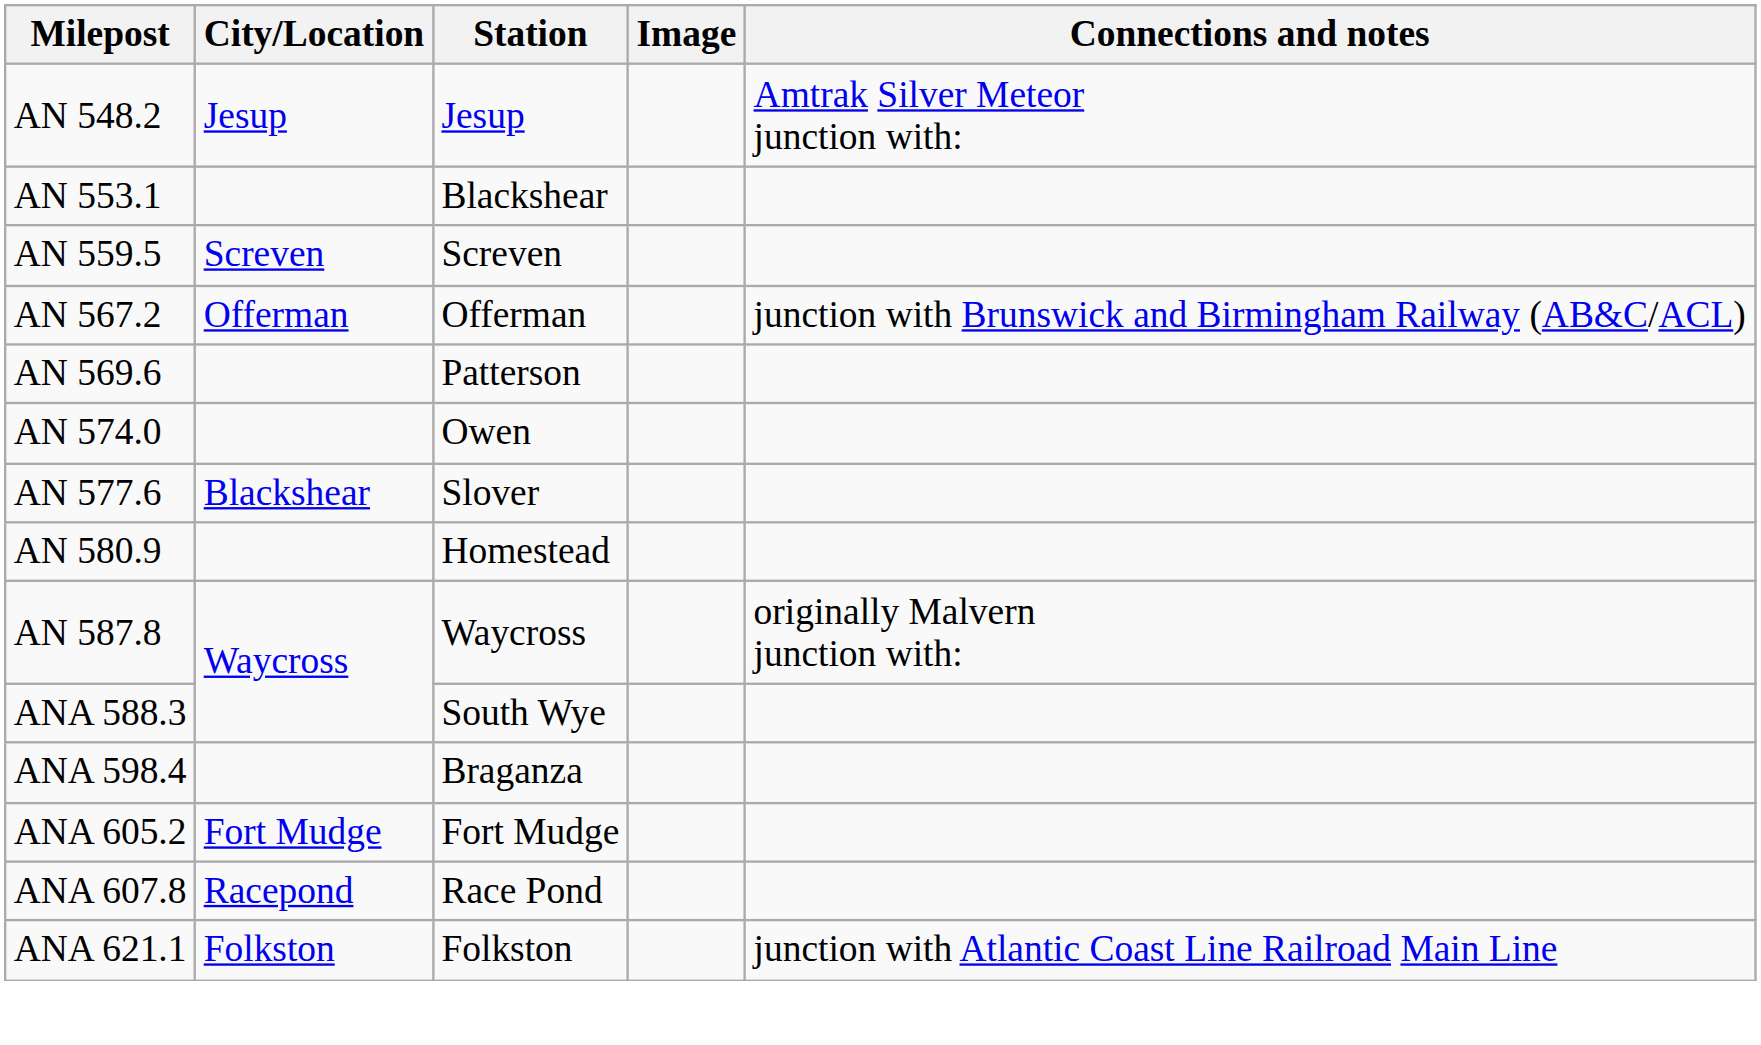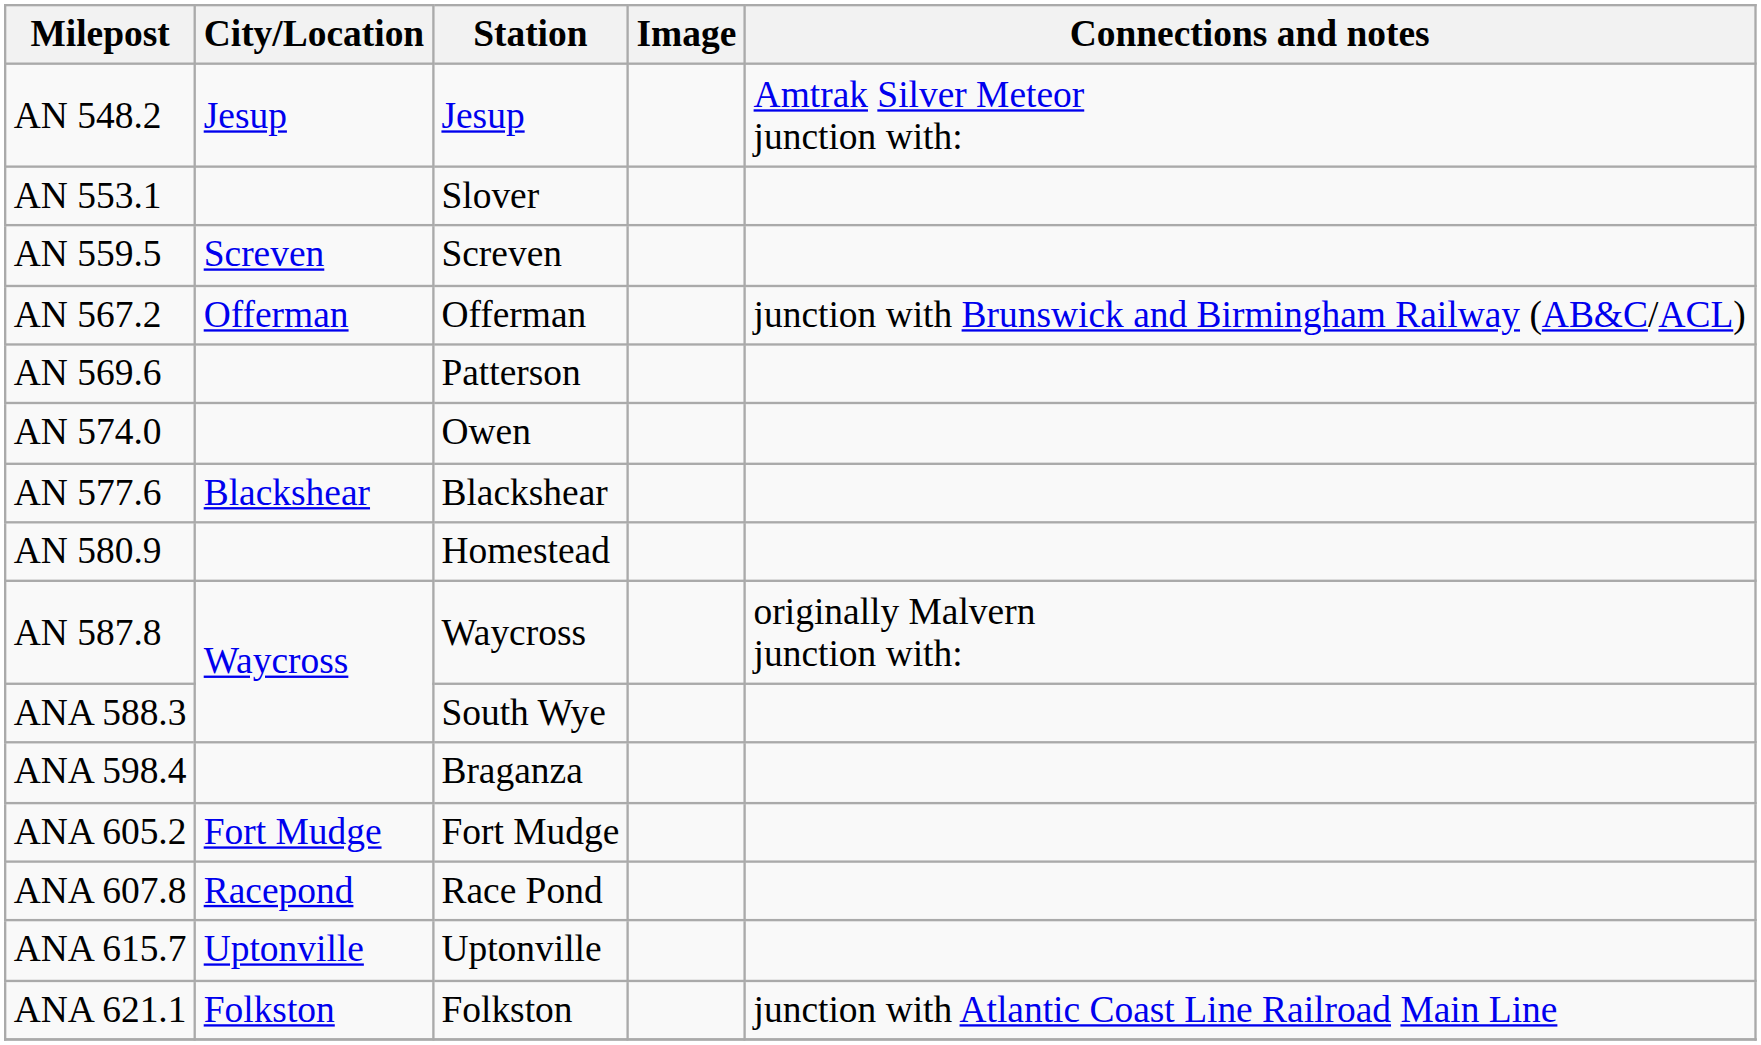(525, 195) Blackshear -> (490, 195) Slover
(490, 491) Slover -> (525, 491) Blackshear
+ row: (100, 949)
